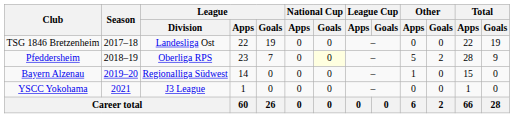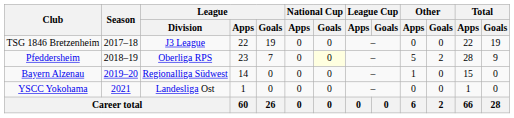(185, 43) Landesliga Ost -> (185, 43) J3 League
(185, 89) J3 League -> (185, 89) Landesliga Ost
